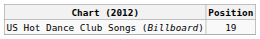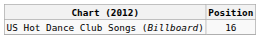(231, 27) 19 -> (231, 27) 16
